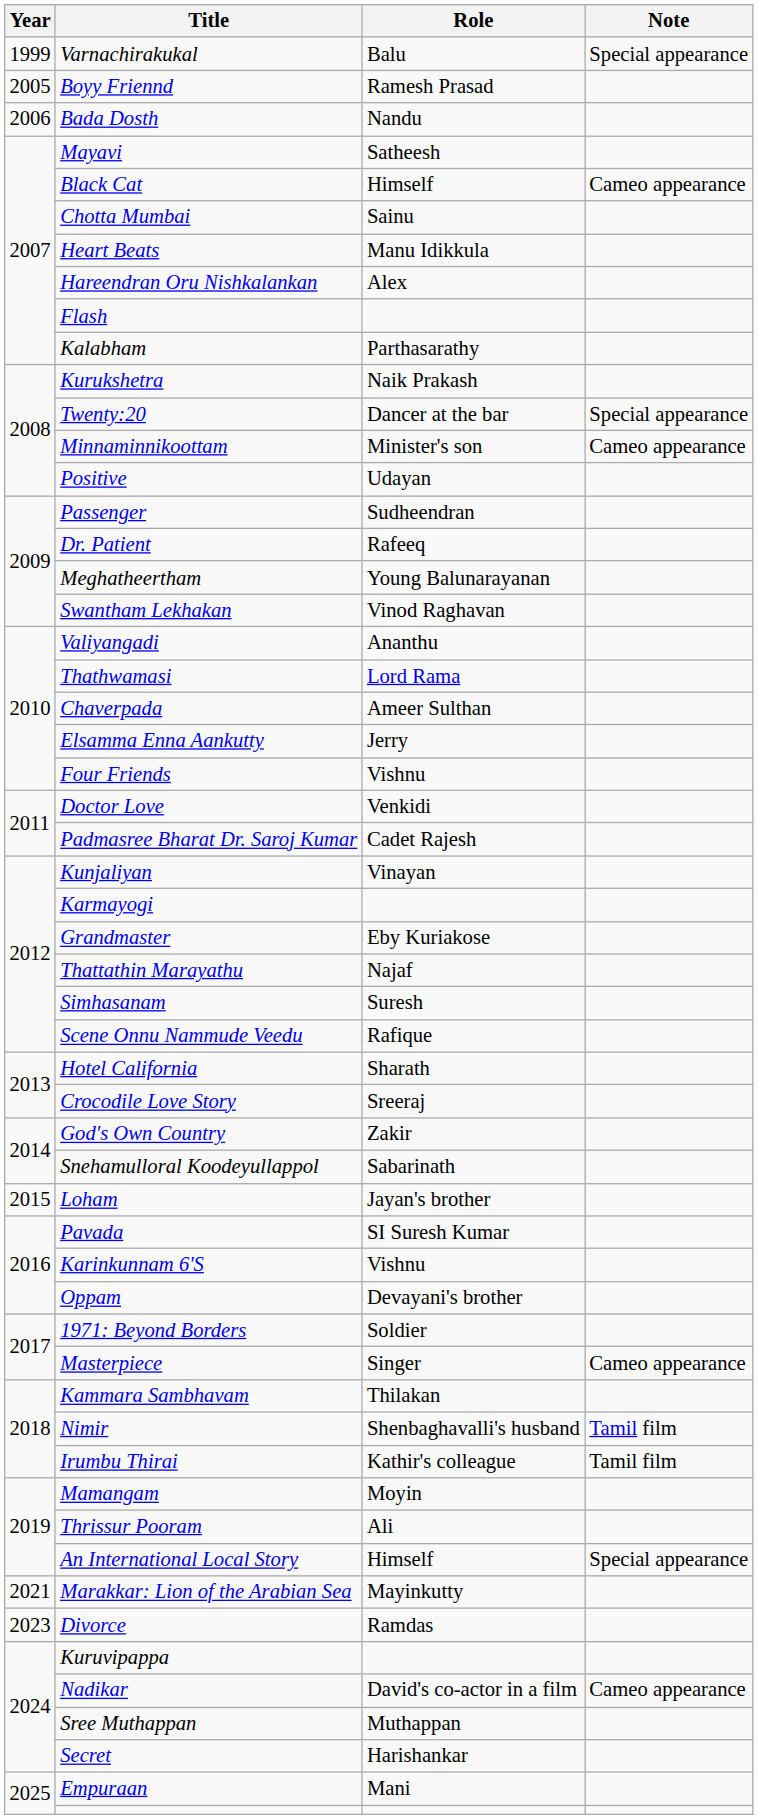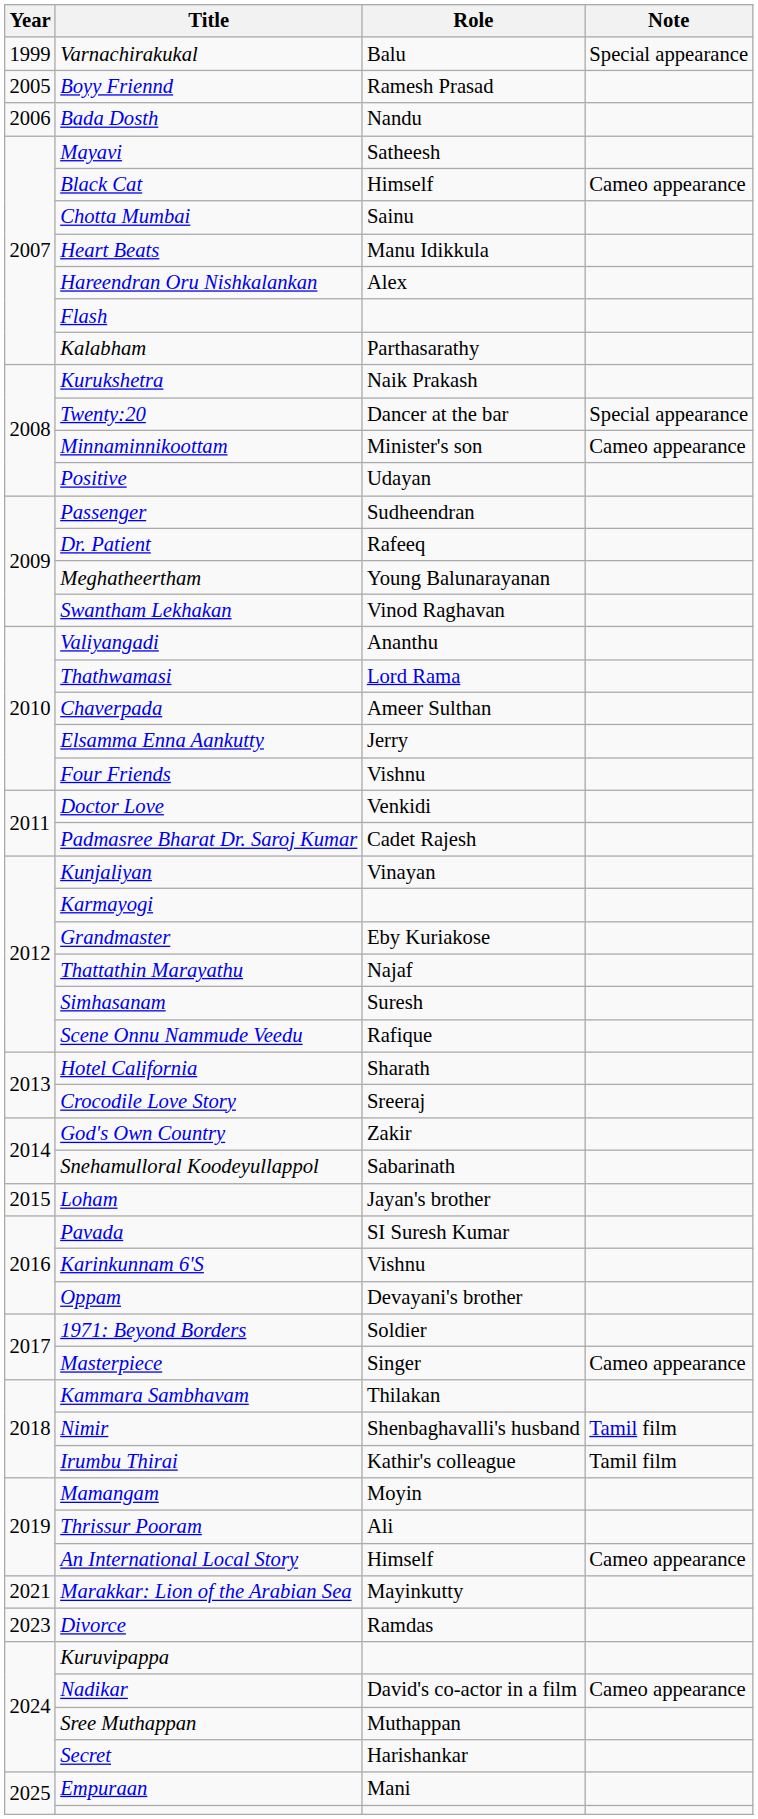(669, 1559) Special appearance -> (668, 1559) Cameo appearance
